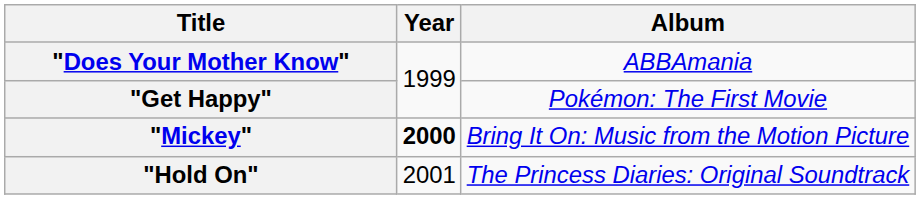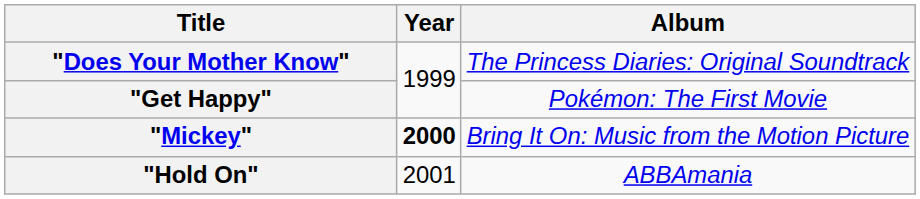(688, 61) ABBAmania -> (688, 61) The Princess Diaries: Original Soundtrack
(688, 174) The Princess Diaries: Original Soundtrack -> (688, 174) ABBAmania
